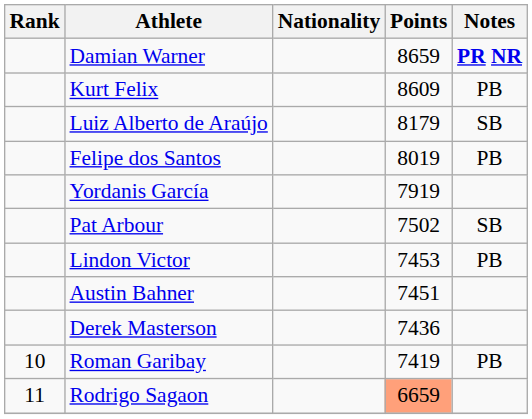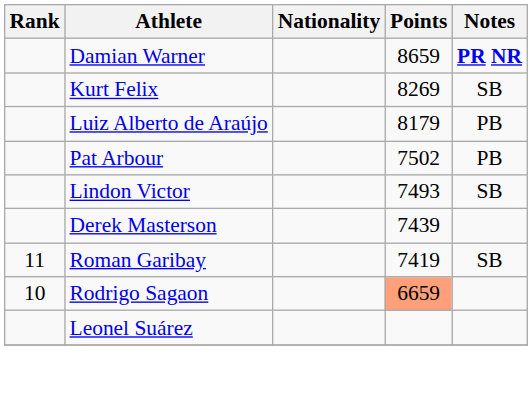(419, 89) 8609 -> (419, 89) 8269
(490, 89) PB -> (490, 89) SB
(490, 123) SB -> (490, 123) PB
- row: (145, 157)
- row: (139, 191)
(490, 225) SB -> (490, 157) PB
(419, 259) 7453 -> (419, 191) 7493
(490, 259) PB -> (490, 191) SB
- row: (132, 293)
(419, 327) 7436 -> (419, 225) 7439
(35, 361) 10 -> (35, 259) 11
(490, 361) PB -> (490, 259) SB
(35, 395) 11 -> (35, 293) 10
+ row: (131, 327)
